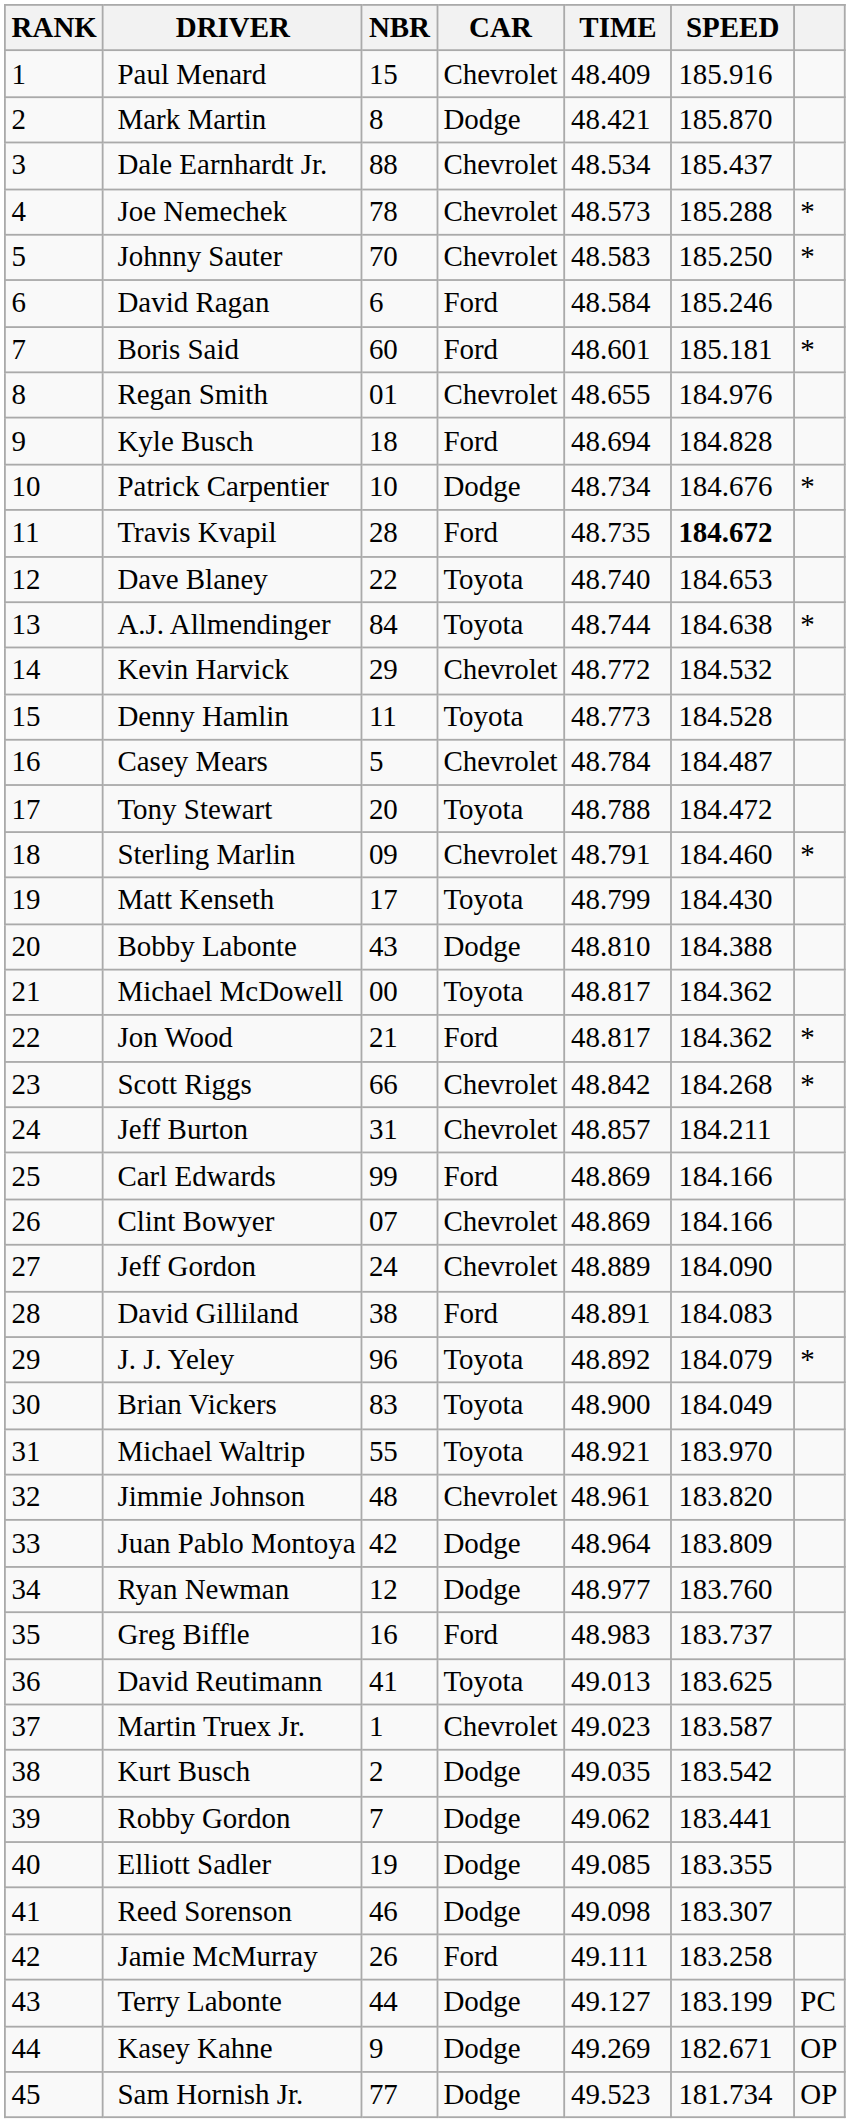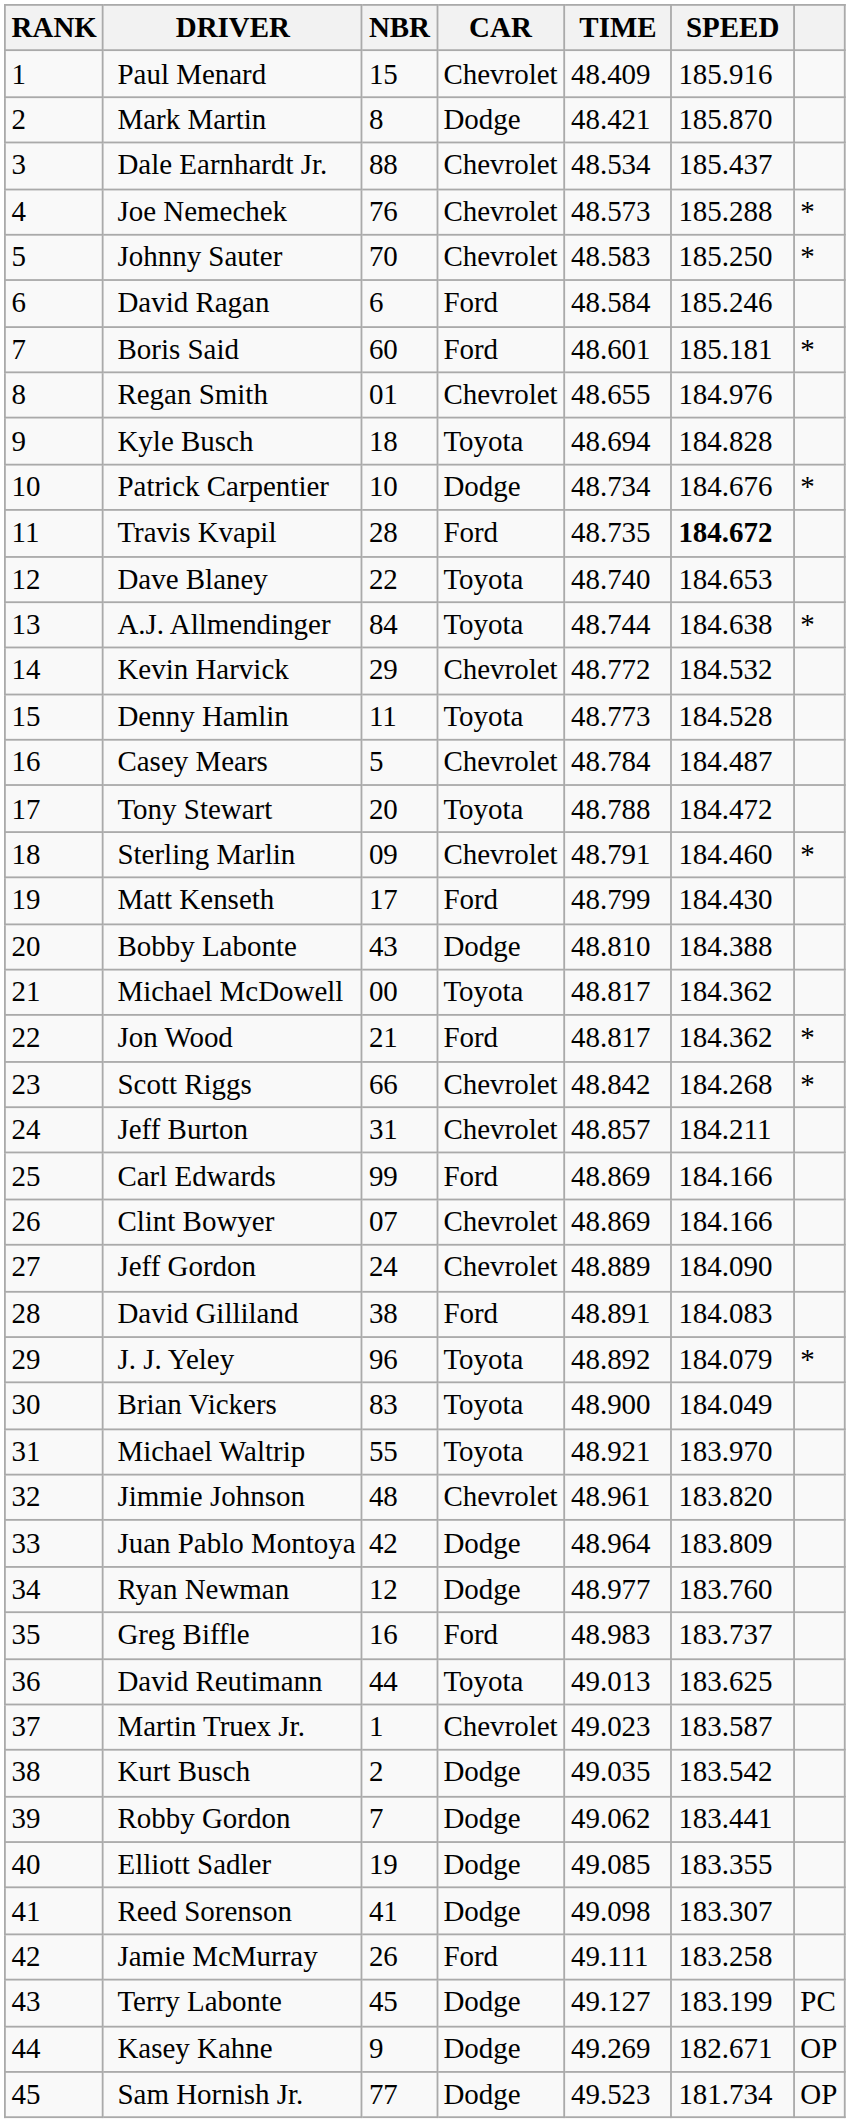(383, 211) 78 -> (383, 211) 76
(471, 440) Ford -> (483, 440) Toyota
(483, 900) Toyota -> (471, 900) Ford
(383, 1680) 41 -> (383, 1680) 44
(383, 1910) 46 -> (383, 1910) 41
(383, 2002) 44 -> (383, 2002) 45
